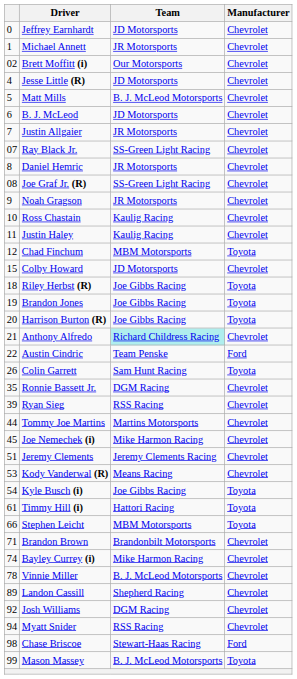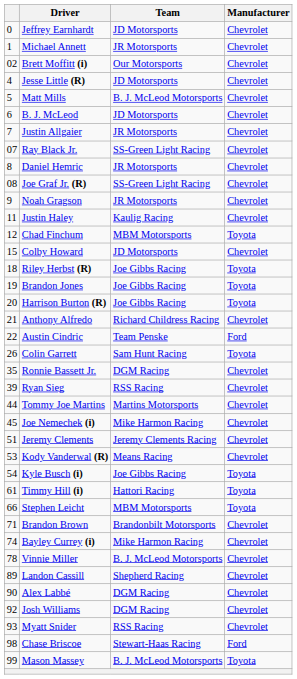- row: (51, 217)
(166, 337) paleturquoise background -> (166, 319) no background
+ row: (46, 592)
(12, 626) 94 -> (12, 626) 93
